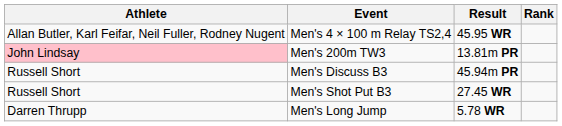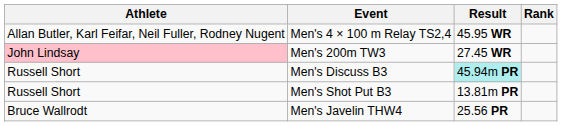(488, 53) 13.81m PR -> (484, 53) 27.45 WR
(488, 72) no background -> (488, 72) paleturquoise background
(484, 92) 27.45 WR -> (488, 92) 13.81m PR
- row: (339, 111)
+ row: (346, 111)
